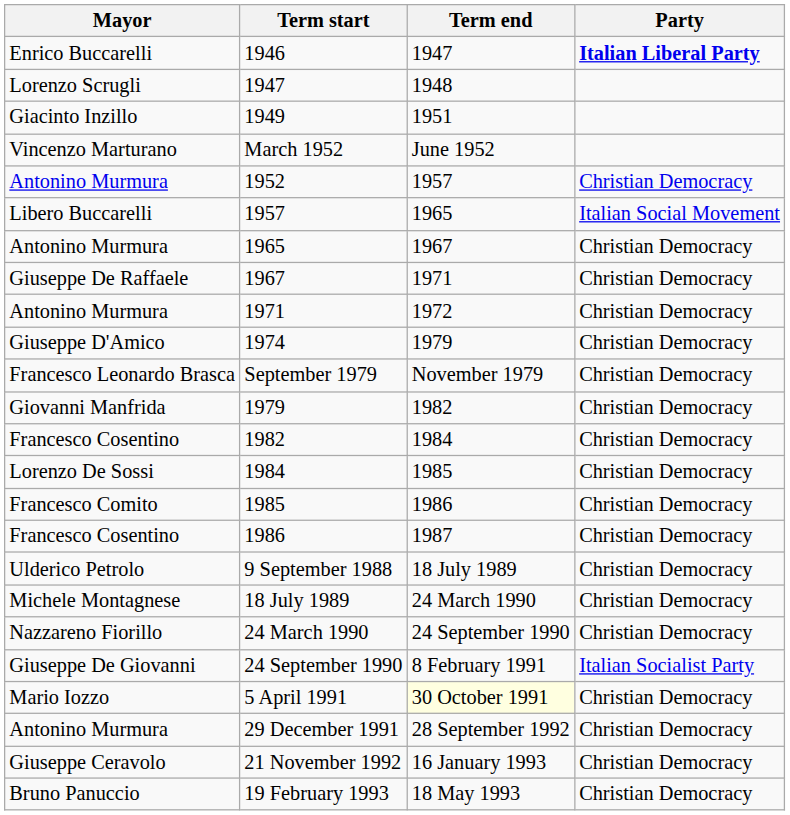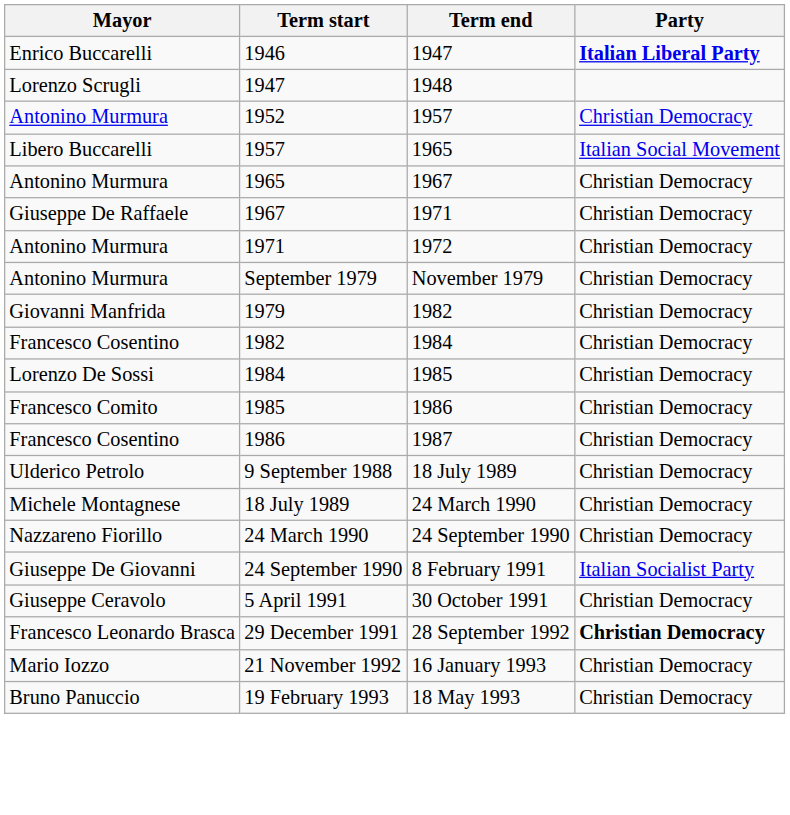- row: (265, 117)
- row: (294, 149)
- row: (265, 342)
(122, 375) Francesco Leonardo Brasca -> (89, 278) Antonino Murmura
(59, 697) Mario Iozzo -> (87, 600) Giuseppe Ceravolo
(480, 697) lightyellow background -> (480, 600) no background
(89, 729) Antonino Murmura -> (122, 632) Francesco Leonardo Brasca
(666, 729) normal -> (672, 632) bold
(87, 761) Giuseppe Ceravolo -> (59, 665) Mario Iozzo
